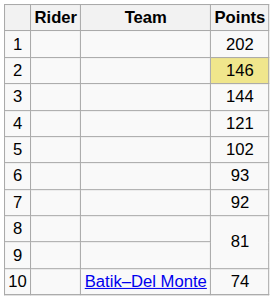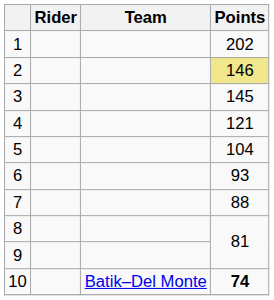(240, 96) 144 -> (240, 96) 145
(240, 149) 102 -> (240, 149) 104
(240, 202) 92 -> (240, 202) 88
(240, 281) normal -> (240, 281) bold
